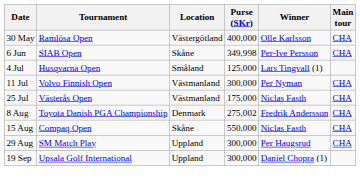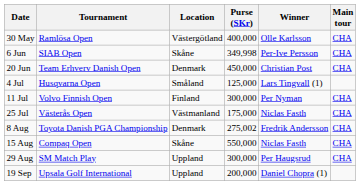+ row: (18, 68)
(196, 83) Västmanland -> (186, 98) Finland
(242, 158) 300,000 -> (242, 173) 200,000
